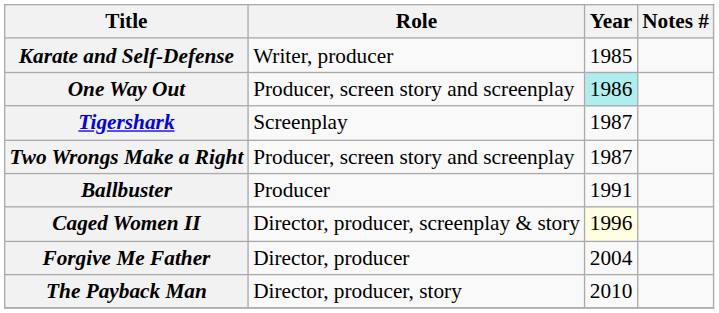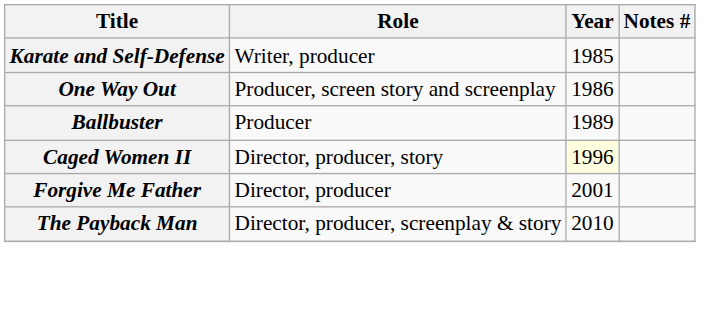(611, 88) paleturquoise background -> (592, 88) no background
- row: (126, 122)
- row: (126, 156)
(611, 190) 1991 -> (592, 122) 1989
(417, 223) Director, producer, screenplay & story -> (339, 156) Director, producer, story
(611, 257) 2004 -> (592, 190) 2001
(357, 291) Director, producer, story -> (398, 223) Director, producer, screenplay & story
